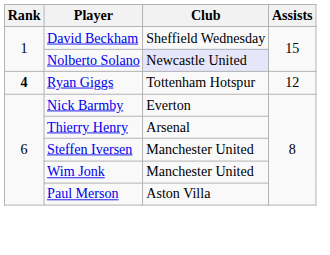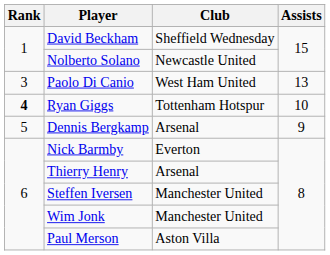(196, 60) lavender background -> (206, 60) no background
+ row: (90, 82)
(292, 82) 12 -> (301, 104) 10
+ row: (98, 127)
